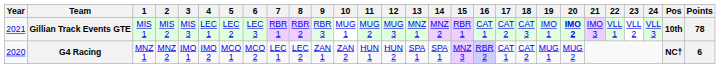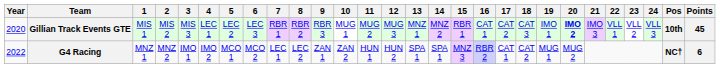(16, 29) 2021 -> (16, 29) 2020
(700, 29) 78 -> (700, 29) 45
(16, 52) 2020 -> (16, 52) 2022
